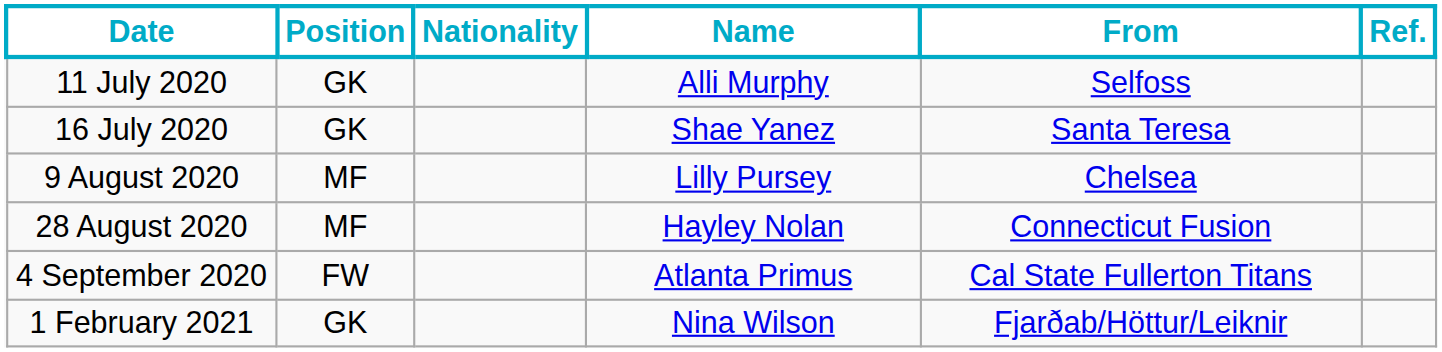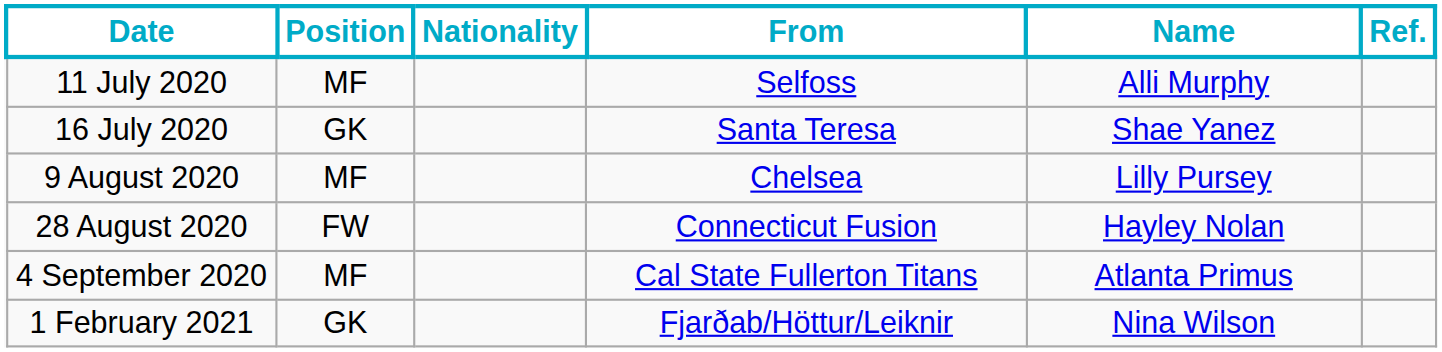columns swapped: (753, 32) <-> (1141, 32)
(345, 82) GK -> (345, 82) MF
(345, 227) MF -> (345, 227) FW
(345, 275) FW -> (345, 275) MF
